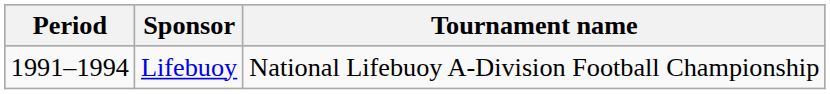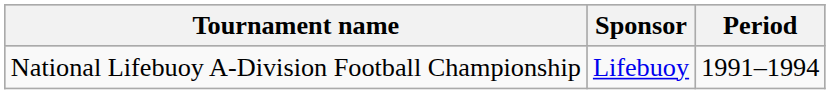columns swapped: (70, 25) <-> (534, 25)
